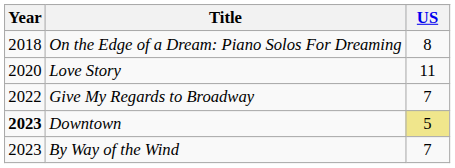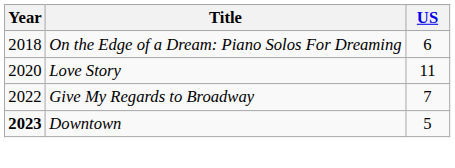(428, 44) 8 -> (428, 44) 6
(428, 123) khaki background -> (428, 123) no background
- row: (114, 149)
